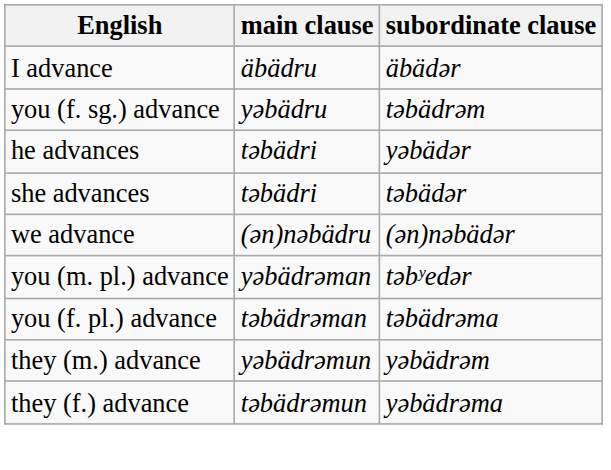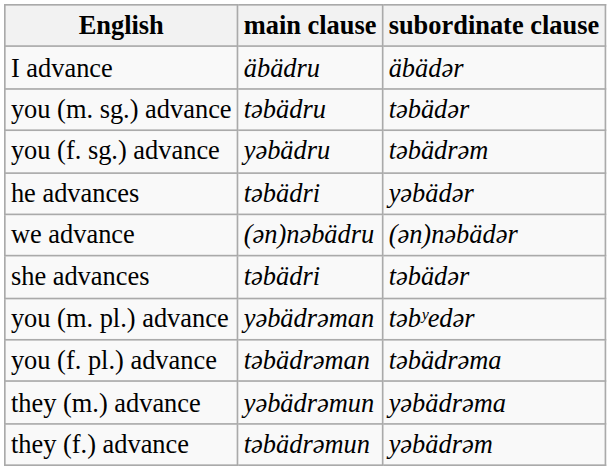+ row: (121, 109)
rows swapped: (80, 192) <-> (73, 234)
(438, 360) yəbädrəm -> (447, 402) yəbädrəma
(444, 402) yəbädrəma -> (441, 444) yəbädrəm
